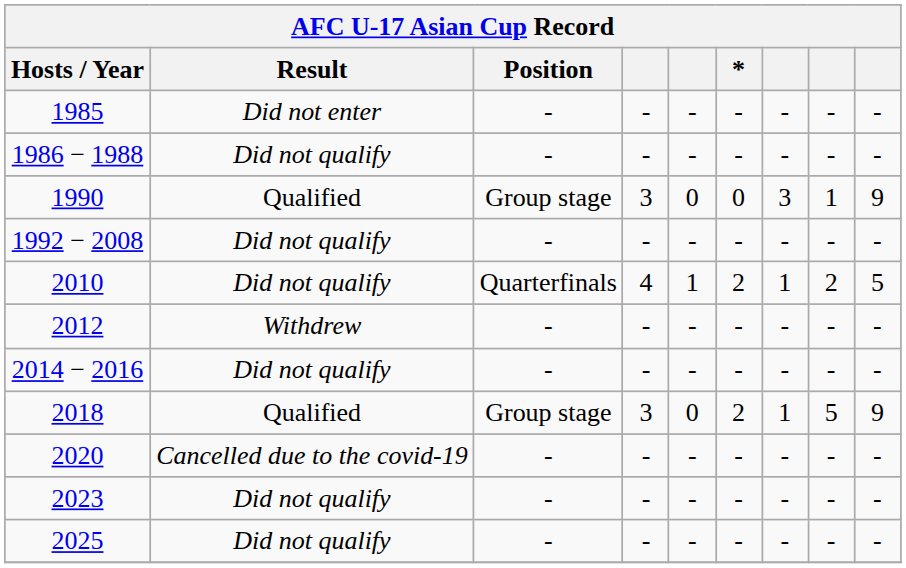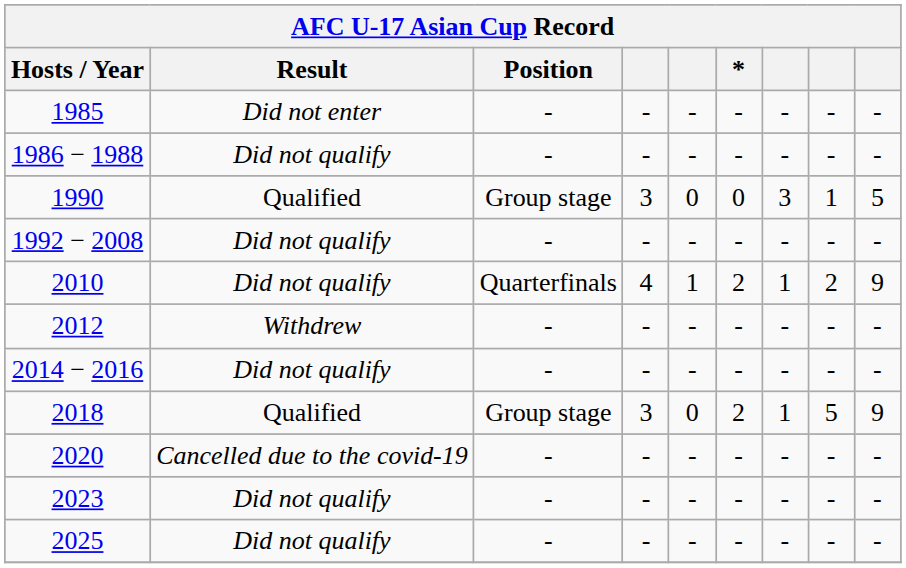(877, 197) 9 -> (877, 197) 5
(877, 283) 5 -> (877, 283) 9
